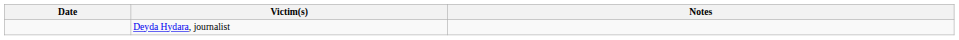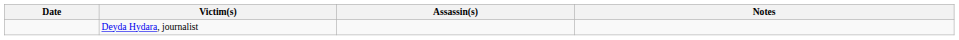+ column: (455, 12)
